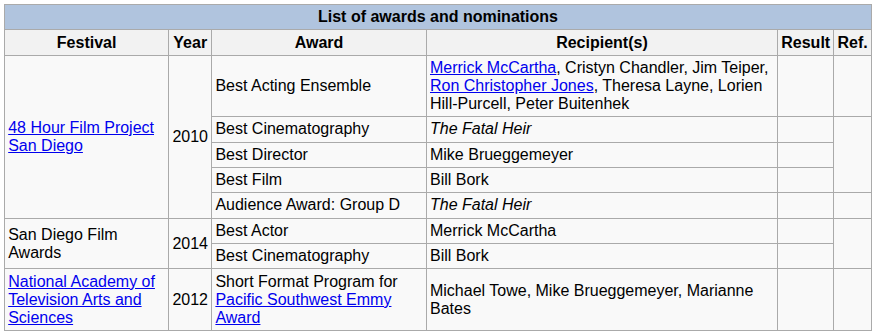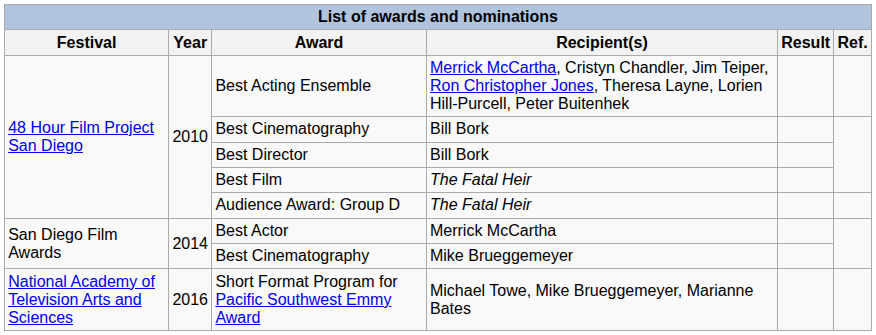(481, 129) The Fatal Heir -> (459, 129) Bill Bork
(502, 154) Mike Brueggemeyer -> (459, 154) Bill Bork
(459, 180) Bill Bork -> (481, 180) The Fatal Heir
(459, 256) Bill Bork -> (502, 256) Mike Brueggemeyer
(190, 299) 2012 -> (190, 299) 2016
